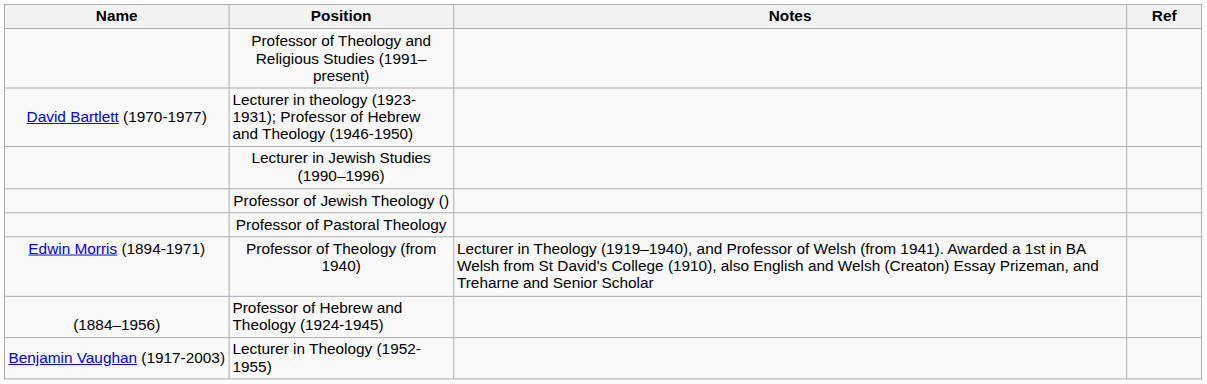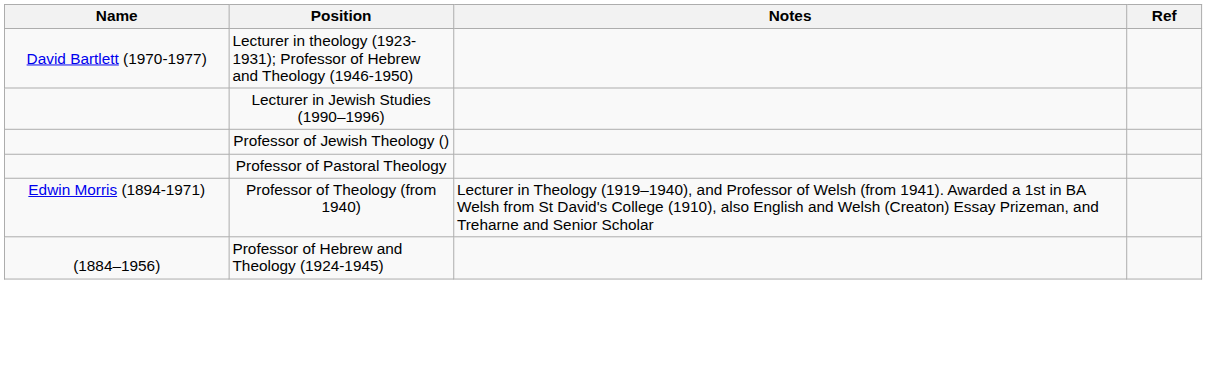- row: (341, 58)
- row: (327, 358)
